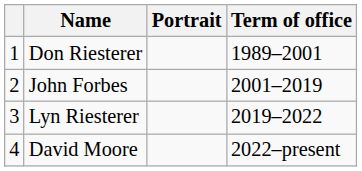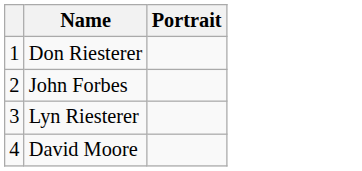- column: (292, 20)
